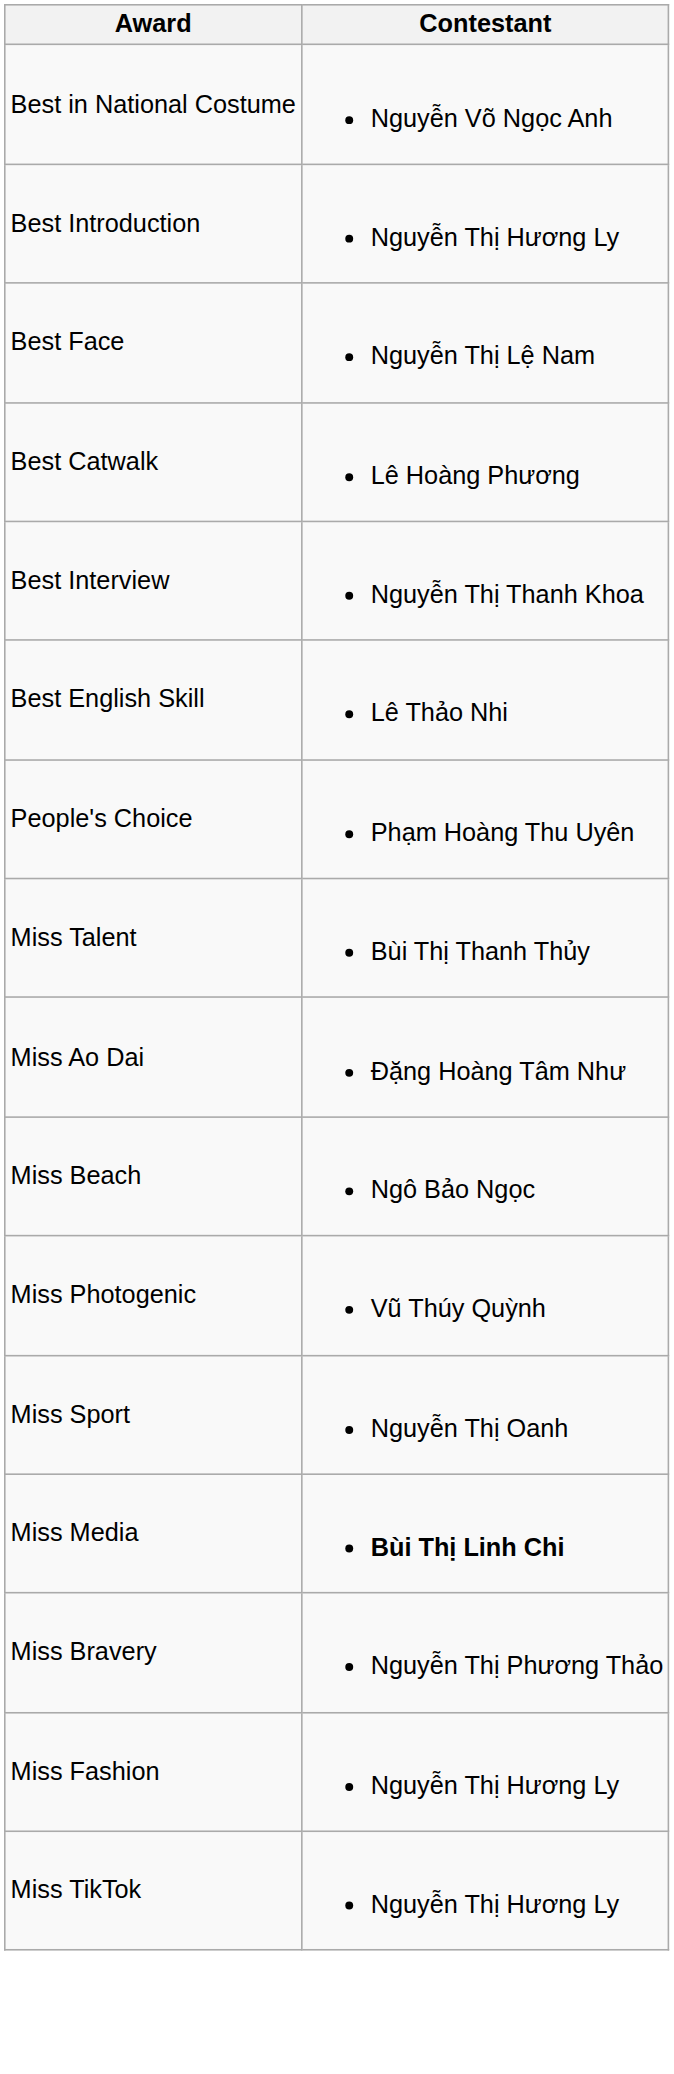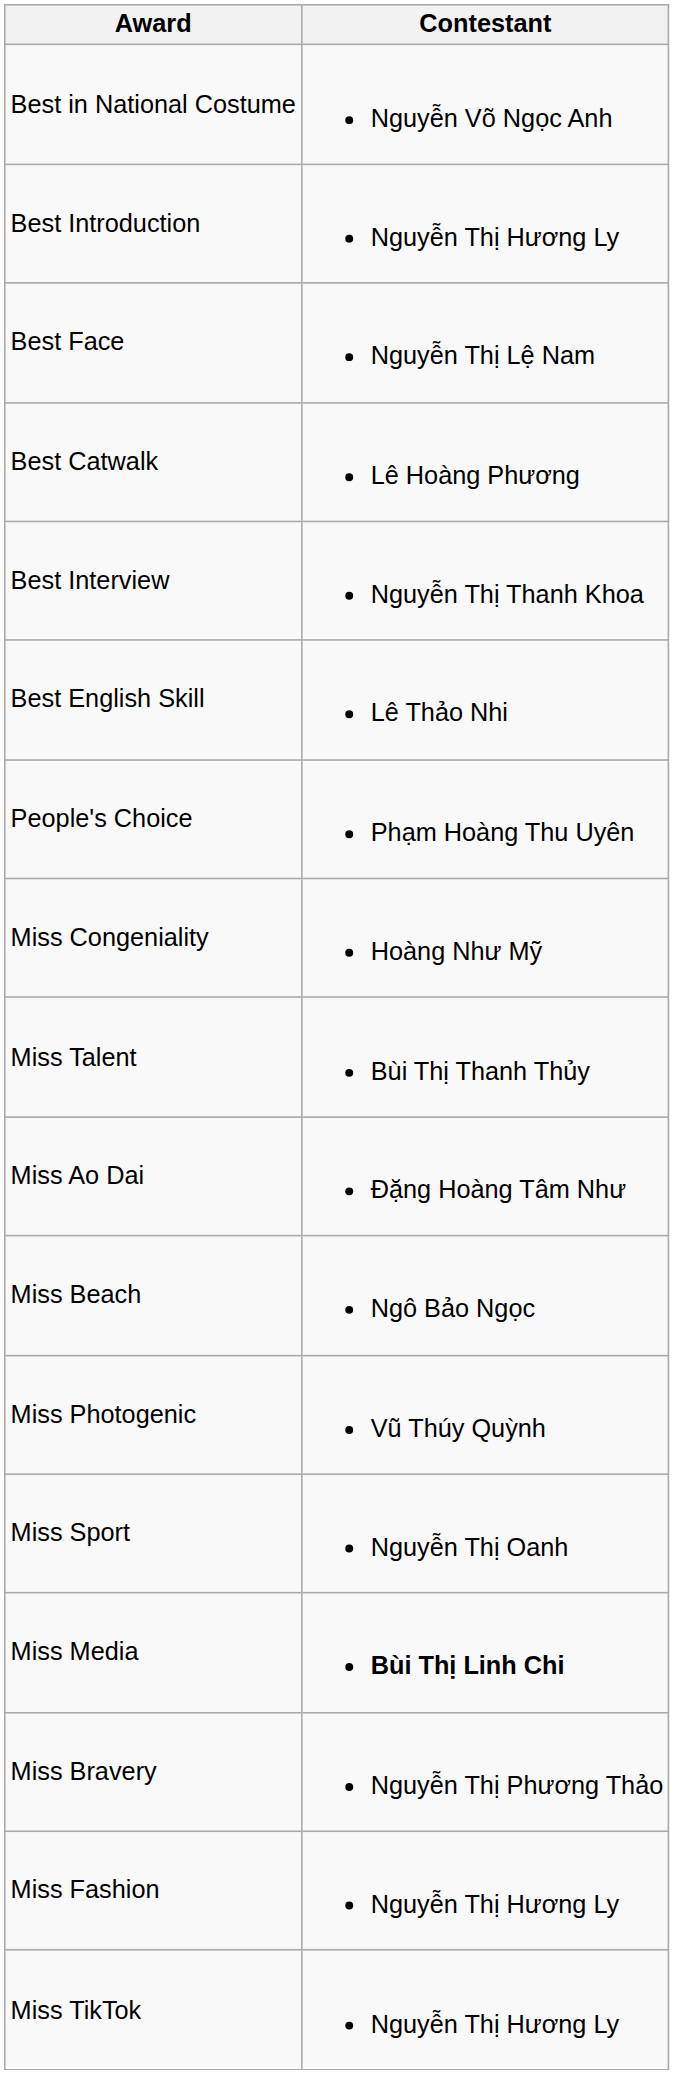+ row: (110, 937)
